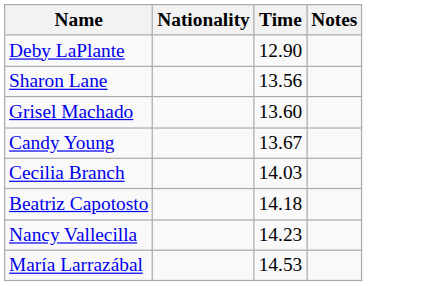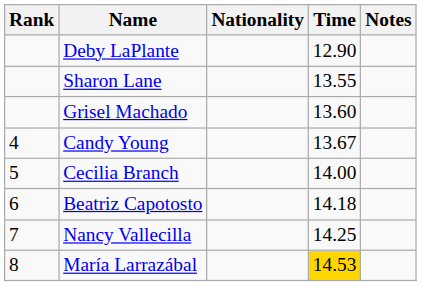+ column: (32, 19)
(280, 81) 13.56 -> (335, 81) 13.55
(280, 173) 14.03 -> (335, 173) 14.00
(280, 234) 14.23 -> (335, 234) 14.25
(280, 265) no background -> (335, 265) gold background
